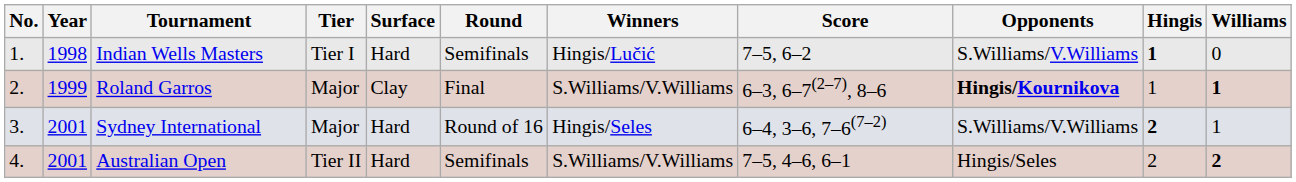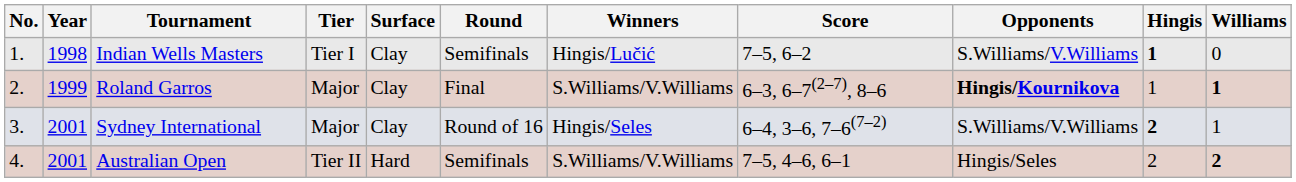(390, 53) Hard -> (389, 53) Clay
(390, 126) Hard -> (389, 126) Clay
